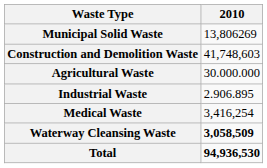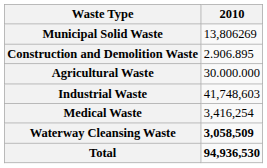(232, 53) 41,748,603 -> (229, 53) 2.906.895
(229, 93) 2.906.895 -> (232, 93) 41,748,603
